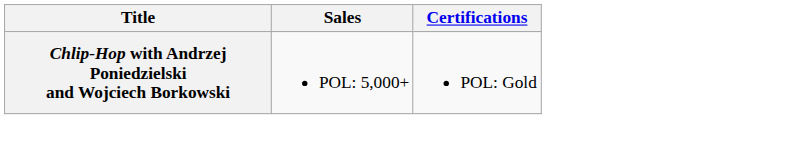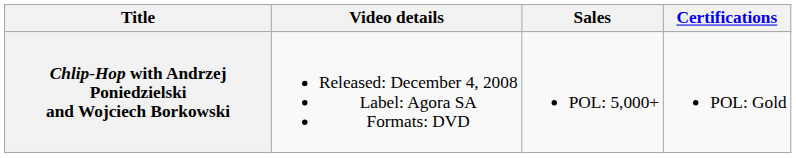+ column: (397, 18)
